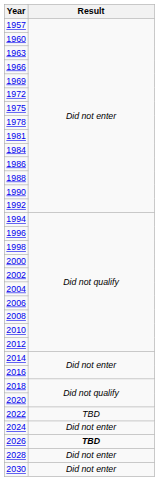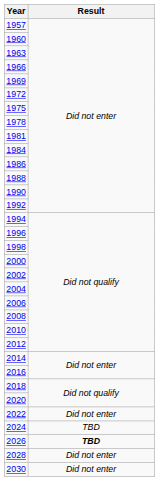(91, 414) TBD -> (91, 414) Did not enter
(91, 428) Did not enter -> (91, 428) TBD
